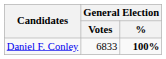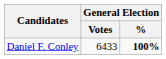(107, 46) 6833 -> (107, 46) 6433
